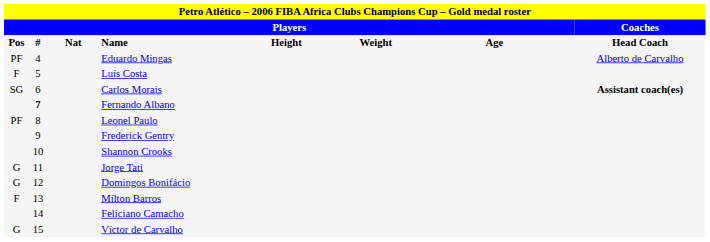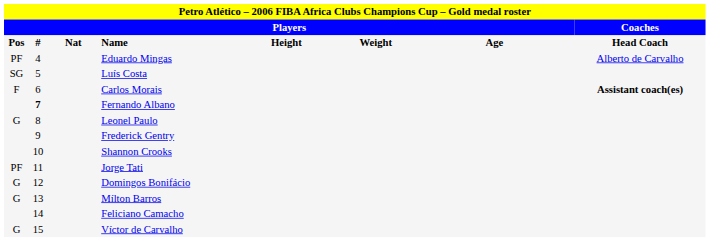(16, 74) F -> (16, 74) SG
(16, 89) SG -> (16, 89) F
(16, 120) PF -> (16, 120) G
(16, 167) G -> (16, 167) PF
(16, 198) F -> (16, 198) G
